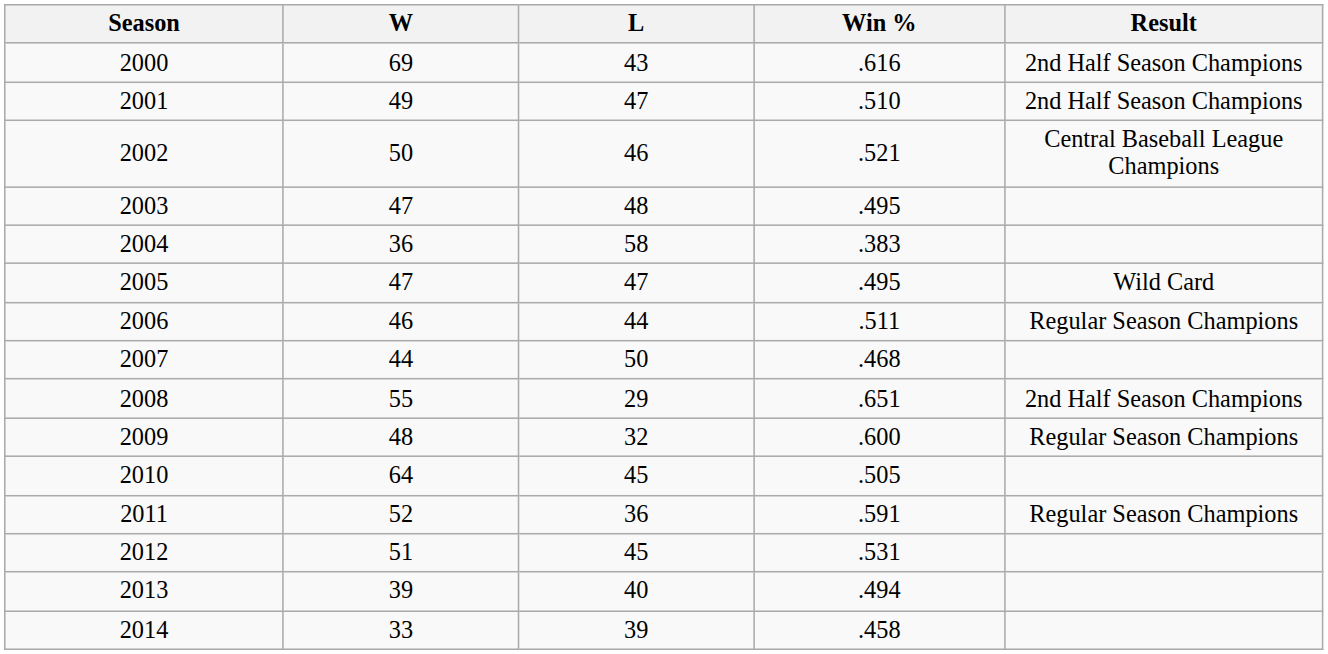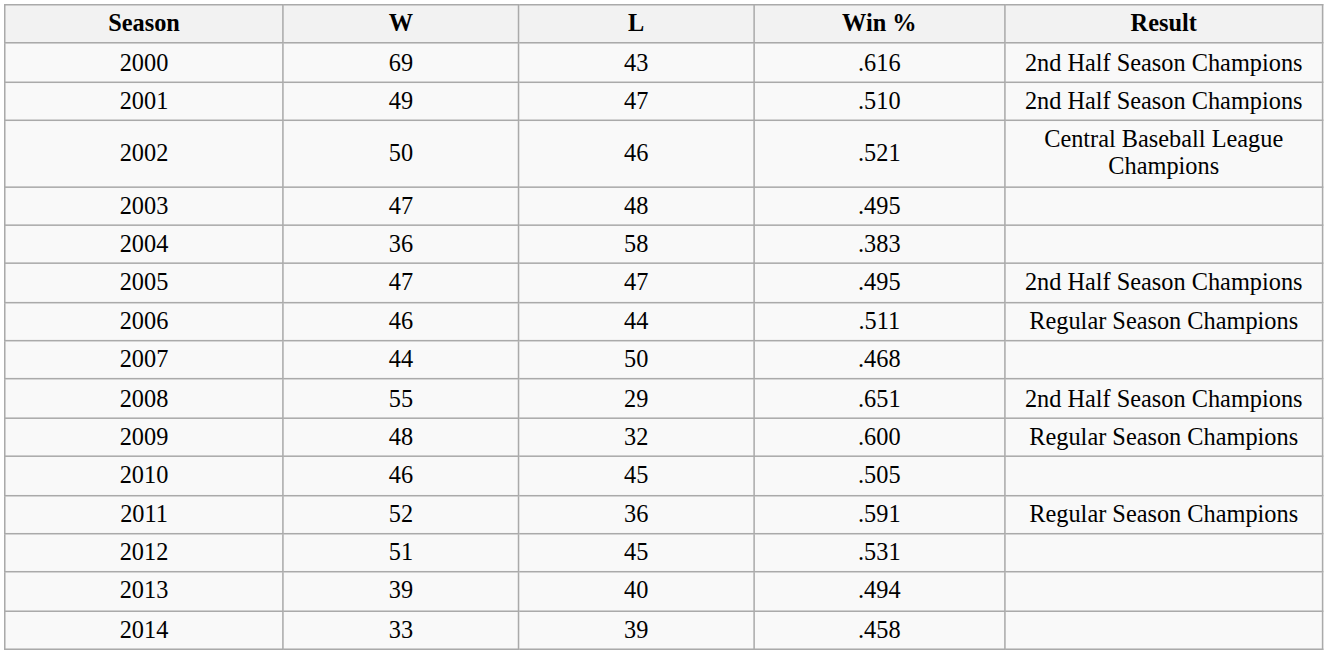(1164, 282) Wild Card -> (1164, 282) 2nd Half Season Champions
(401, 475) 64 -> (401, 475) 46
